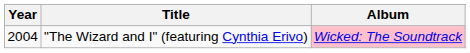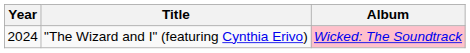(23, 36) 2004 -> (23, 36) 2024
